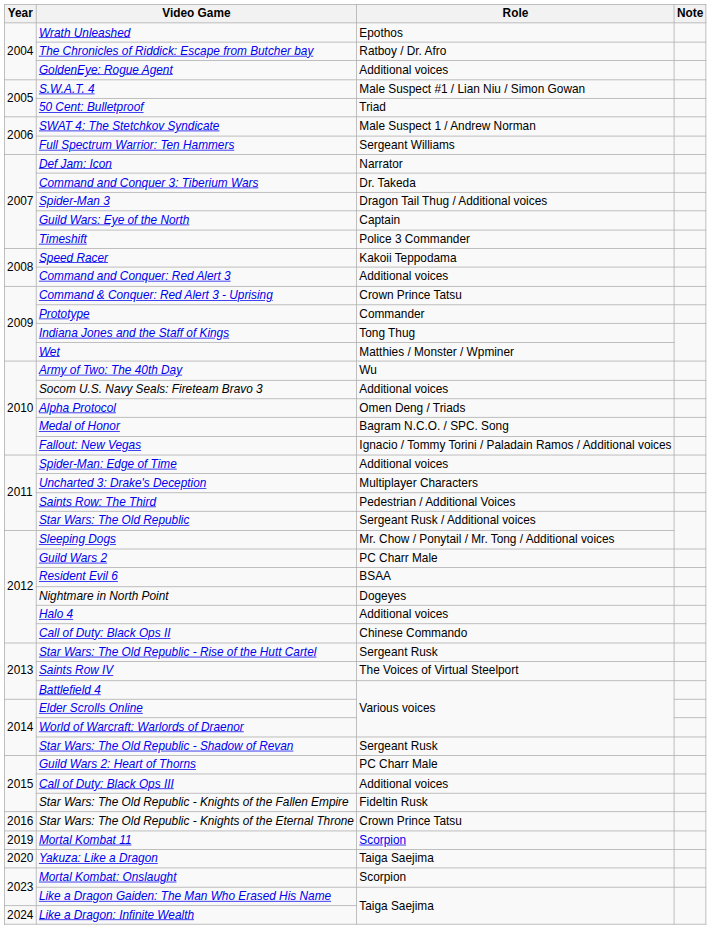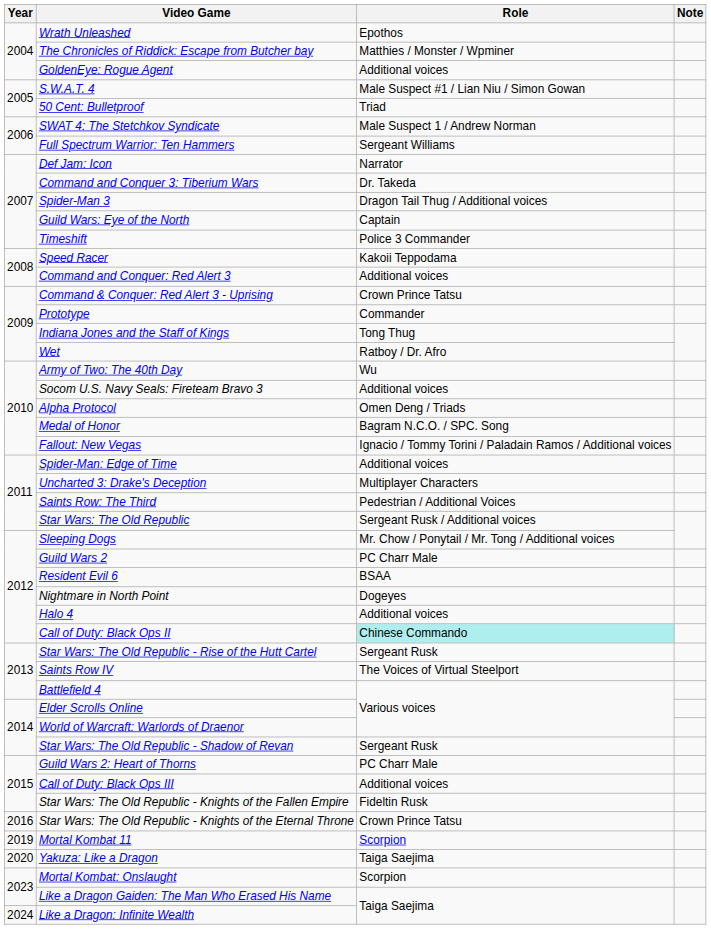(403, 51) Ratboy / Dr. Afro -> (437, 51) Matthies / Monster / Wpminer
(437, 351) Matthies / Monster / Wpminer -> (403, 351) Ratboy / Dr. Afro
(413, 633) no background -> (413, 633) paleturquoise background
